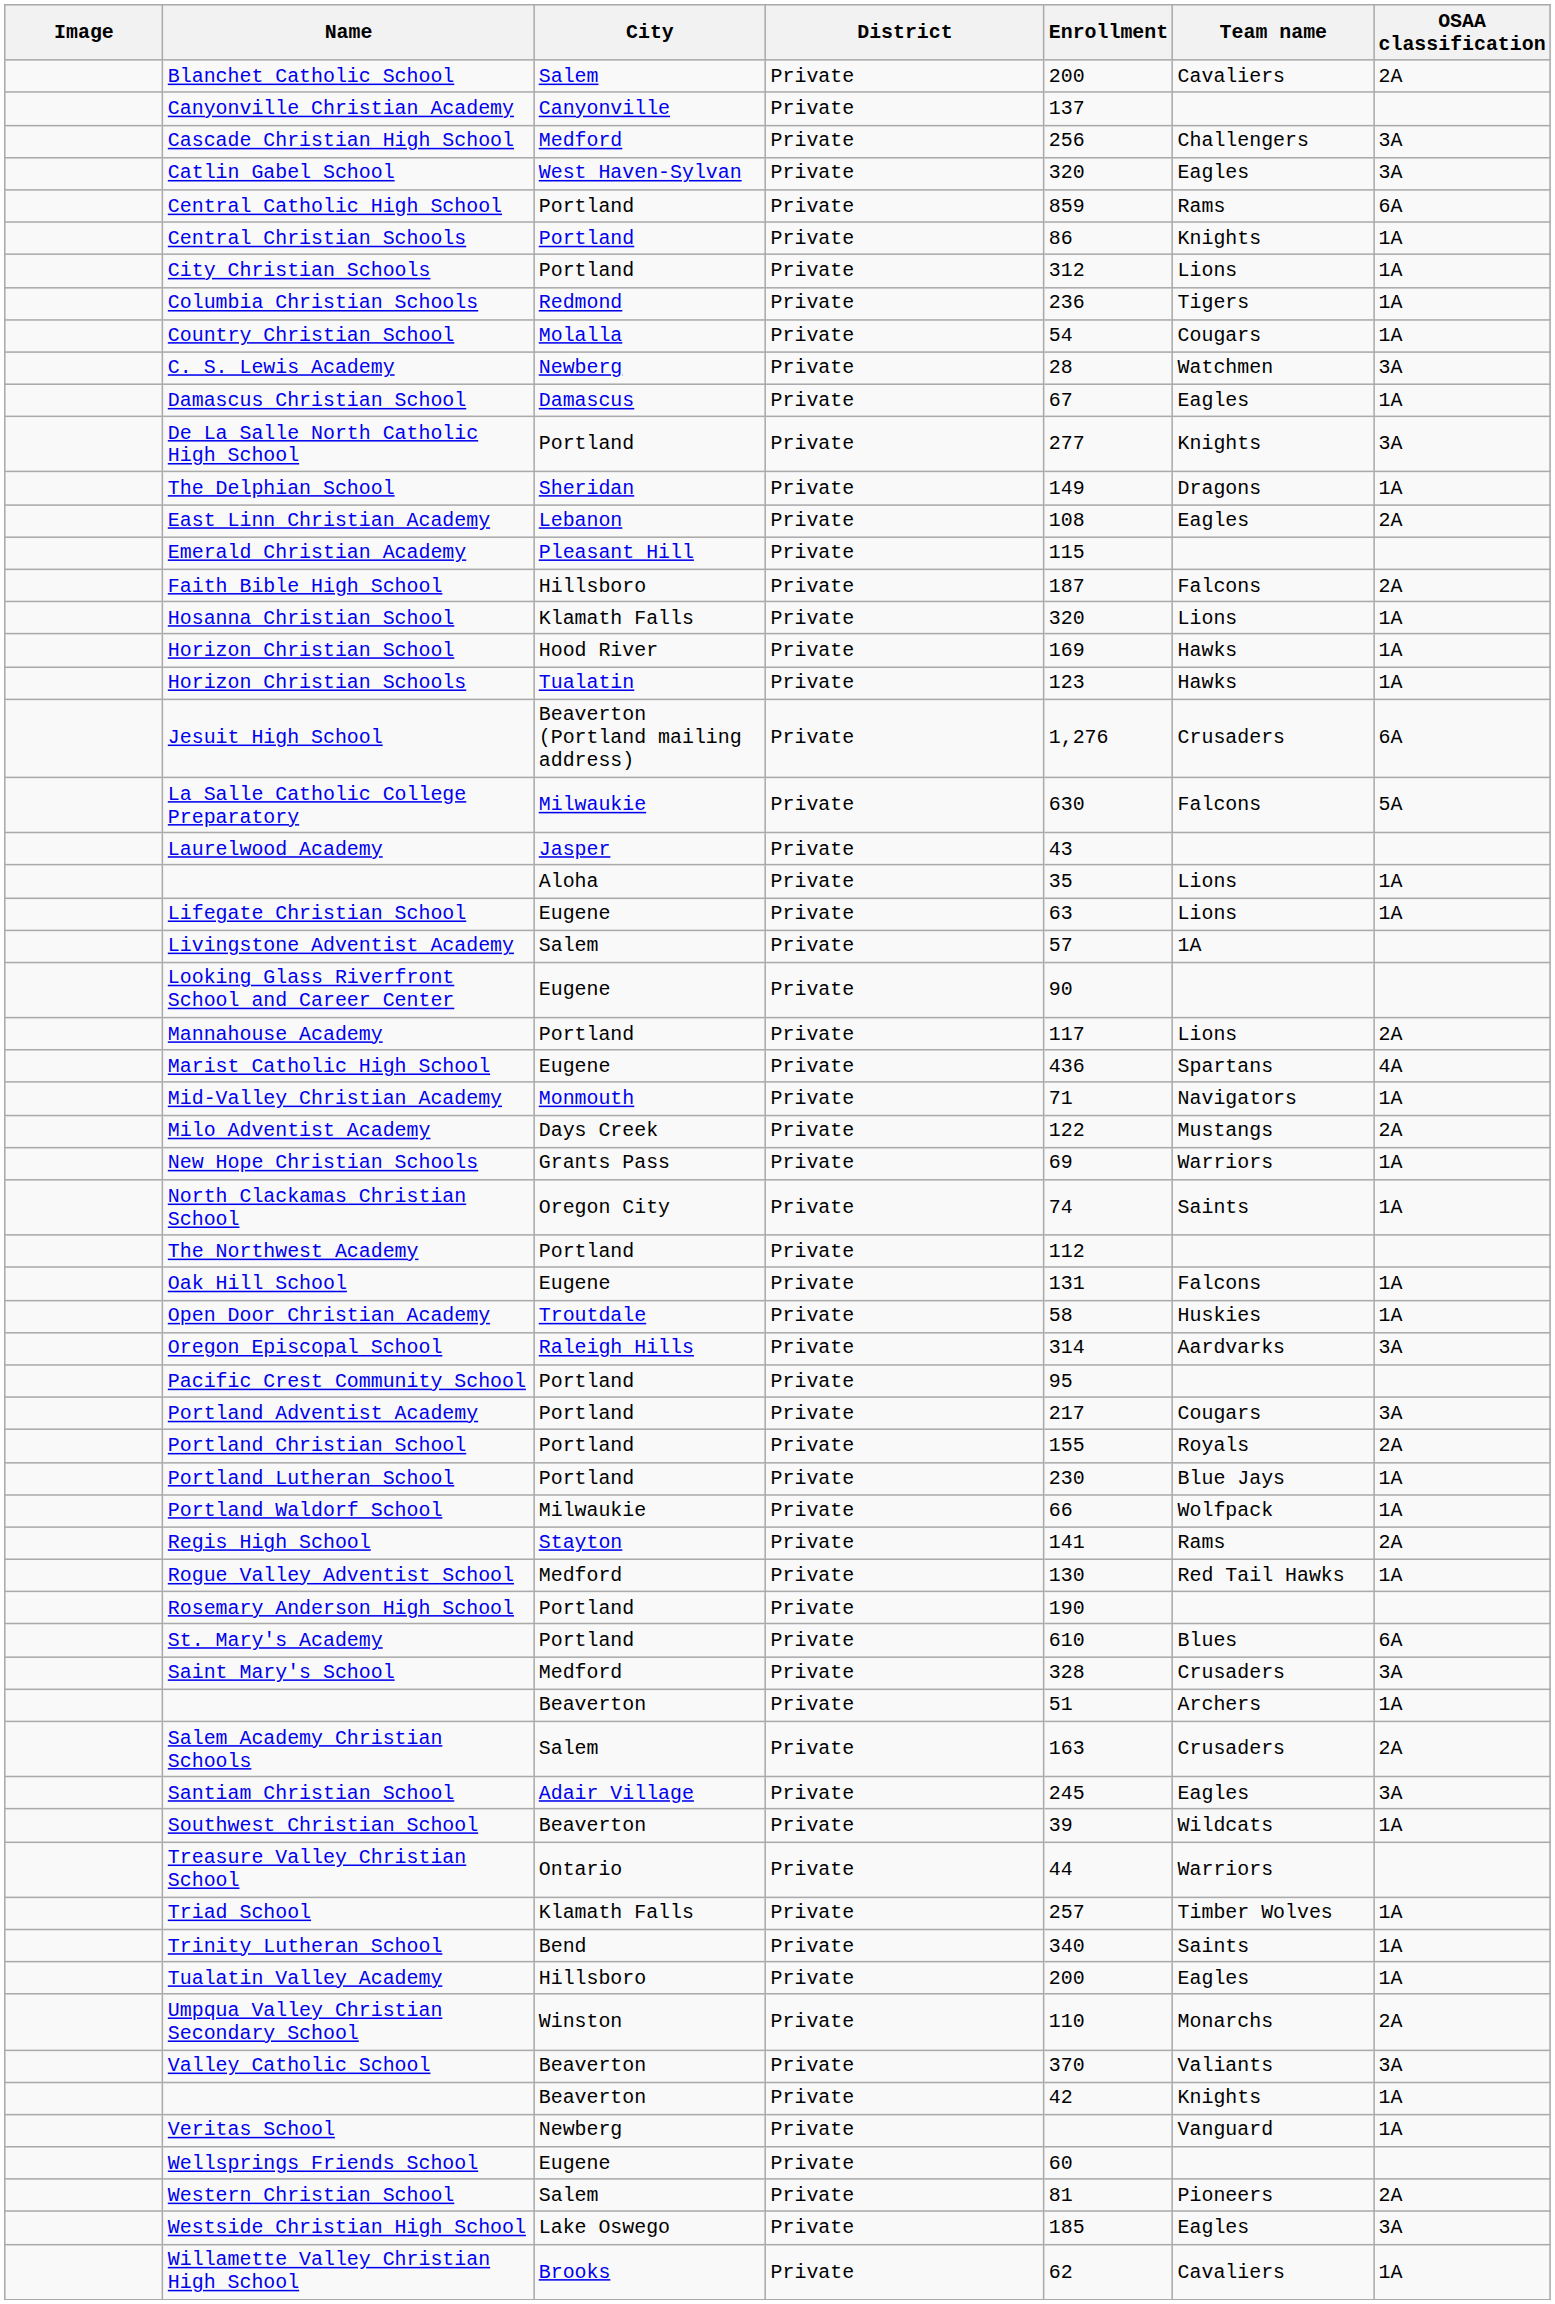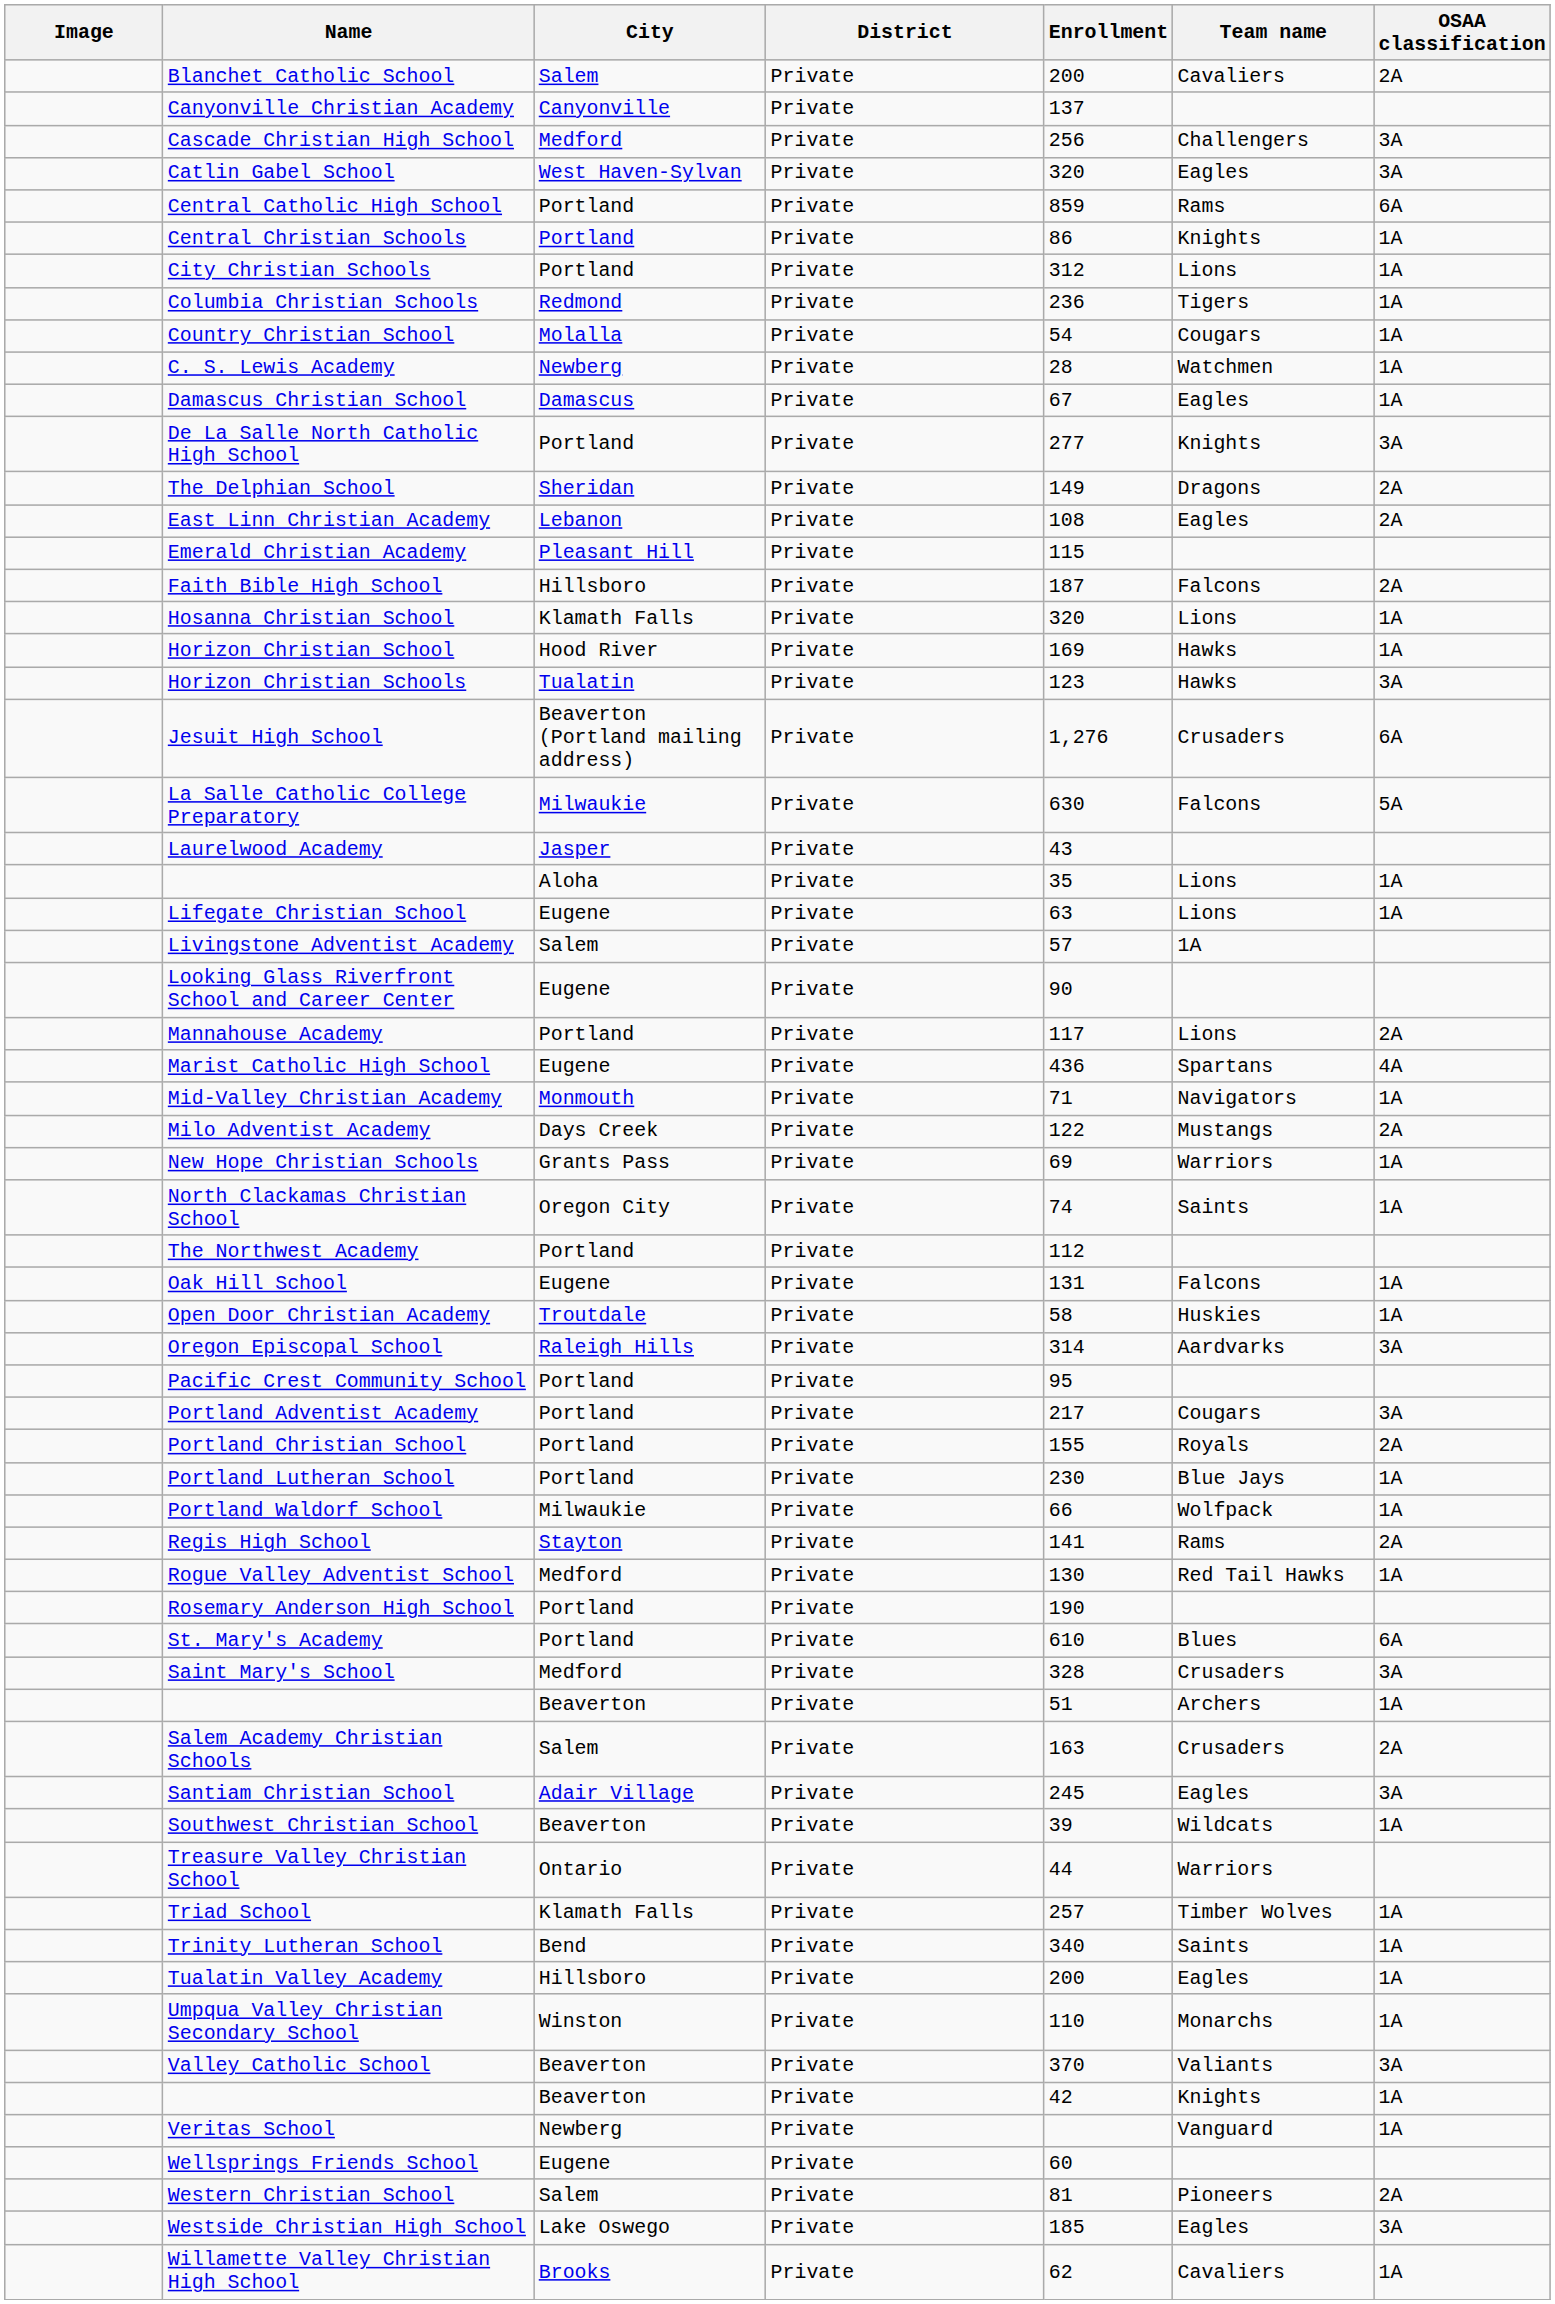(1390, 368) 3A -> (1390, 368) 1A
(1390, 488) 1A -> (1390, 488) 2A
(1390, 683) 1A -> (1390, 683) 3A
(1390, 2022) 2A -> (1390, 2022) 1A
